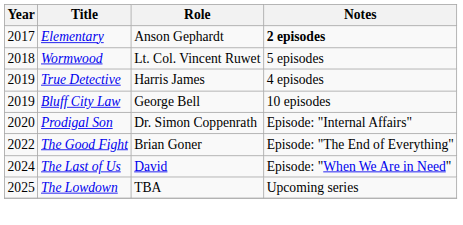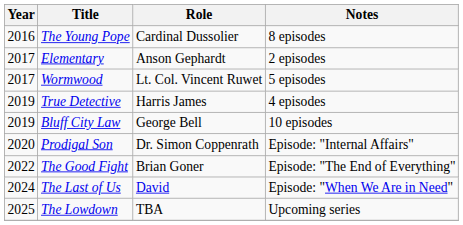+ row: (85, 36)
(296, 36) bold -> (297, 58) normal
(21, 58) 2018 -> (21, 79) 2017
